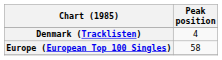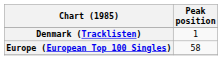(196, 34) 4 -> (196, 34) 1
